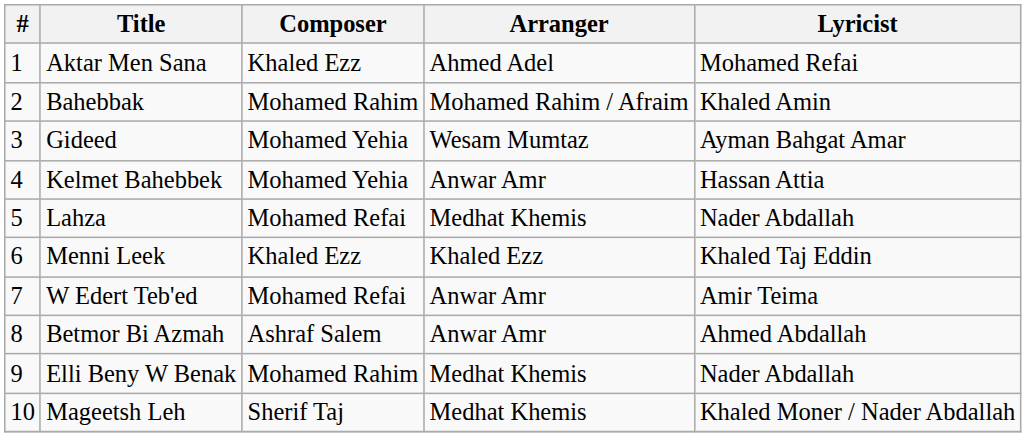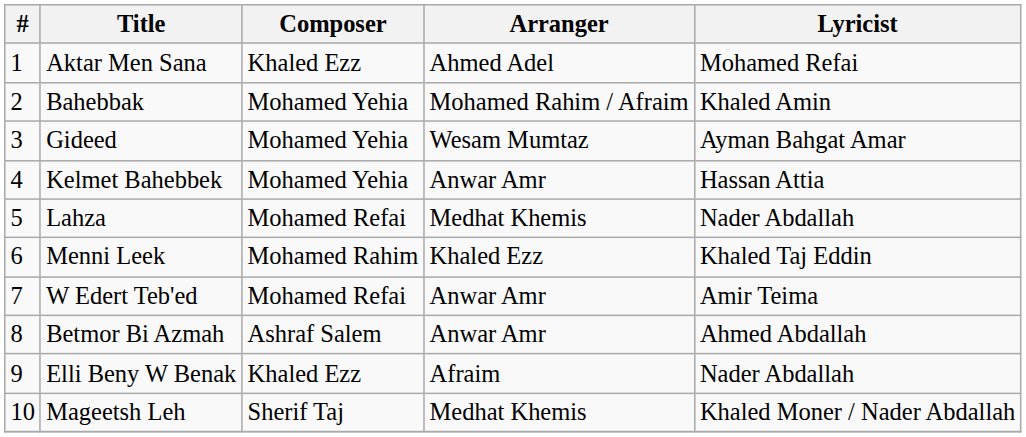(333, 101) Mohamed Rahim -> (328, 101) Mohamed Yehia
(304, 256) Khaled Ezz -> (333, 256) Mohamed Rahim
(333, 373) Mohamed Rahim -> (304, 373) Khaled Ezz
(508, 373) Medhat Khemis -> (465, 373) Afraim
